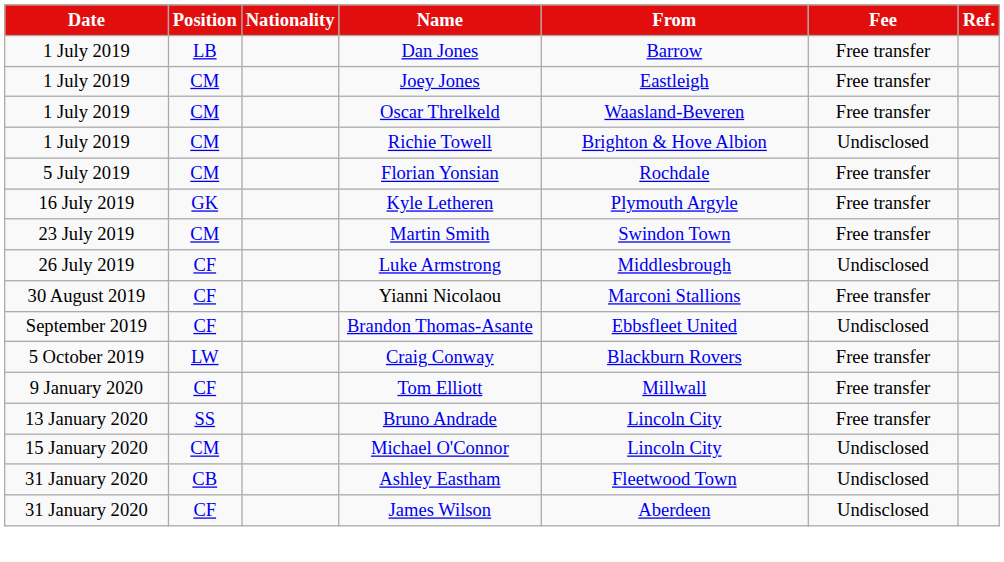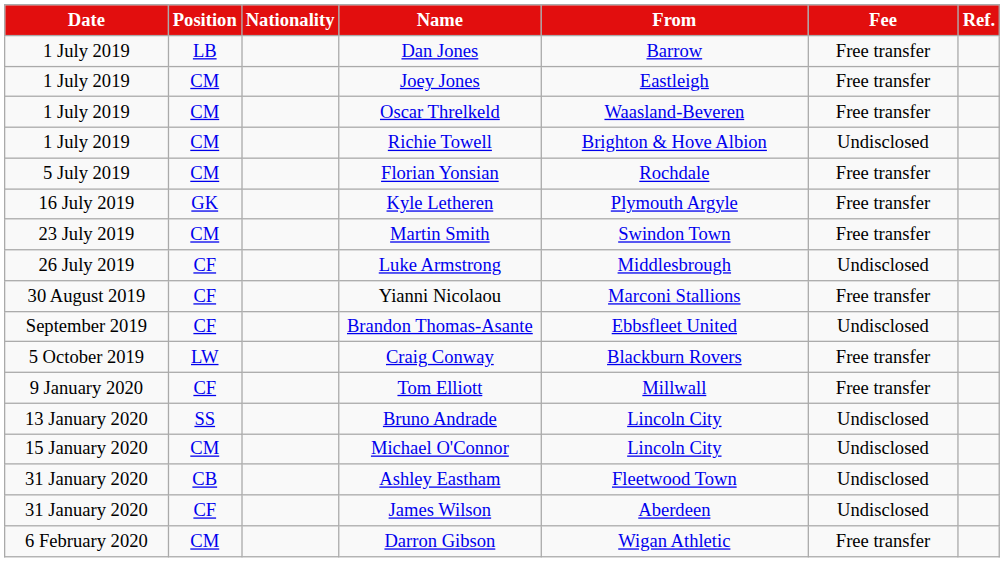(883, 418) Free transfer -> (883, 418) Undisclosed
+ row: (440, 541)
